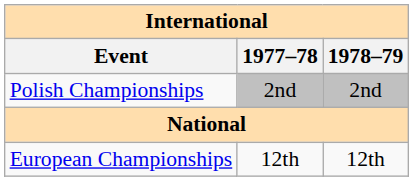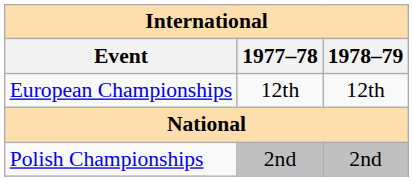rows swapped: (121, 158) <-> (107, 90)
